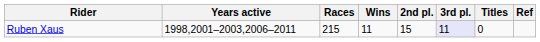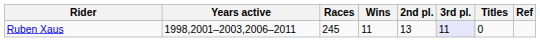(331, 29) 215 -> (331, 29) 245
(406, 29) 15 -> (406, 29) 13
